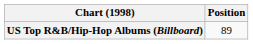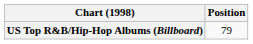(227, 30) 89 -> (227, 30) 79
